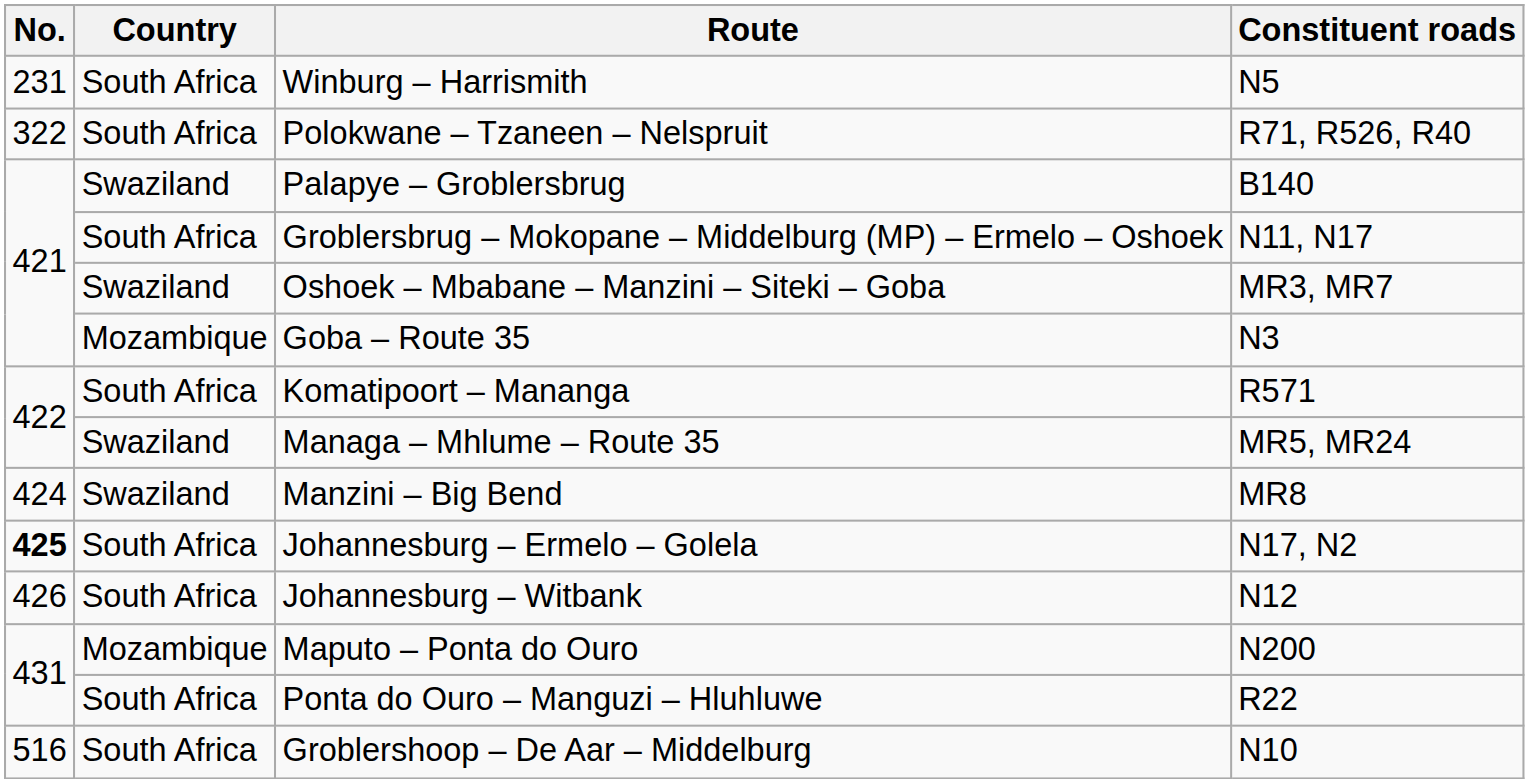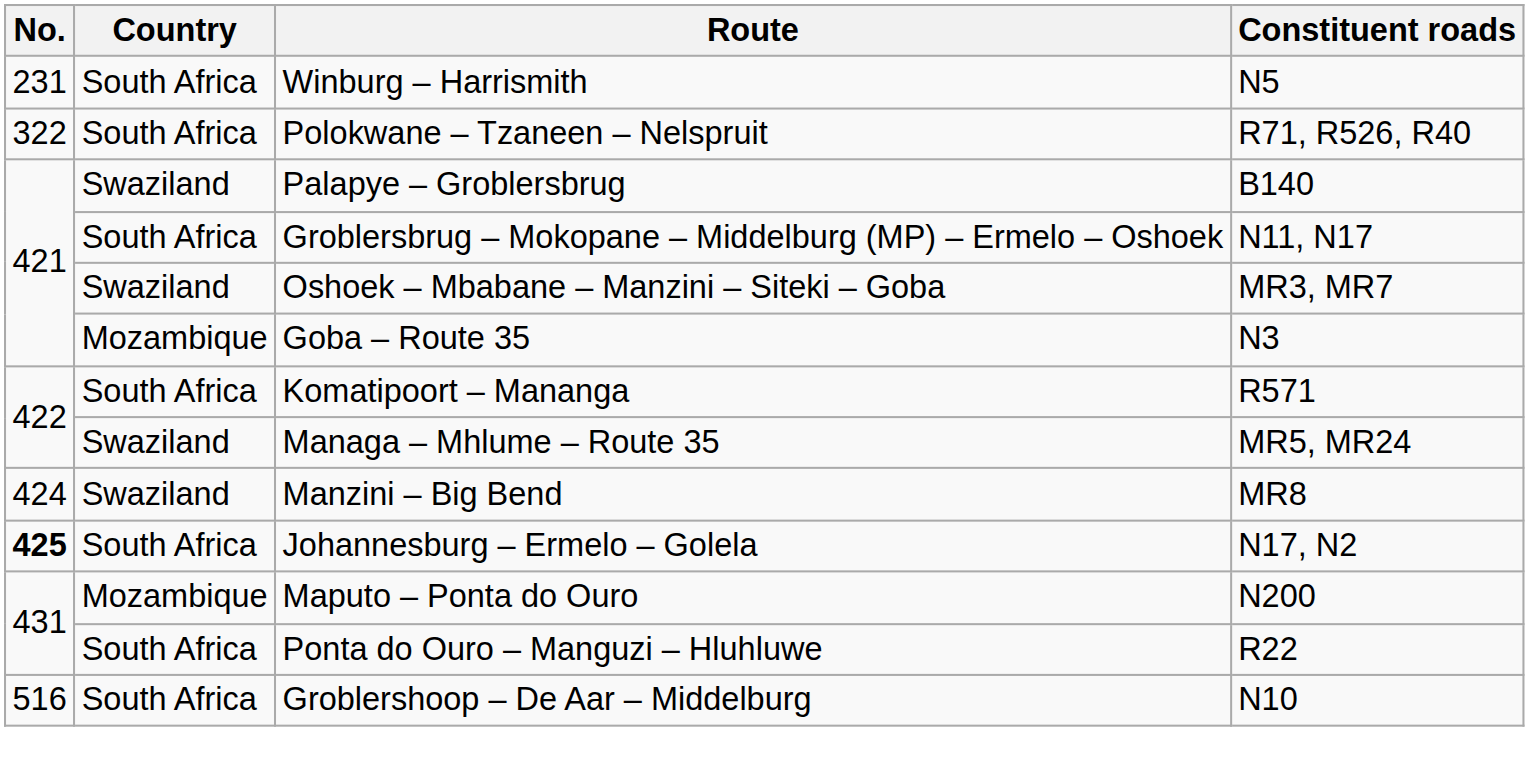- row: (462, 596)
